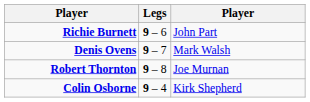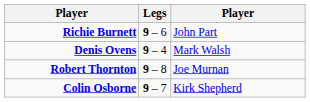(155, 50) 9 – 7 -> (155, 50) 9 – 4
(155, 87) 9 – 4 -> (155, 87) 9 – 7
